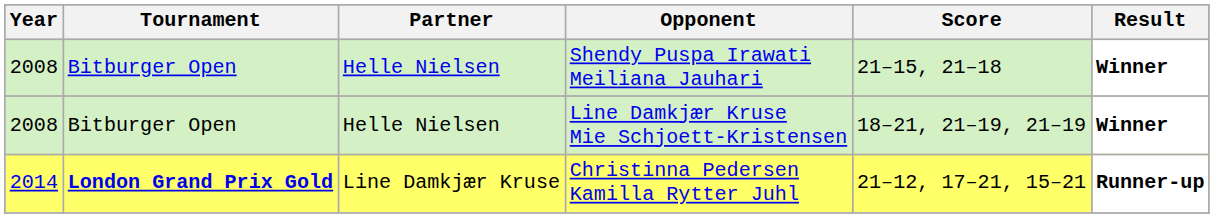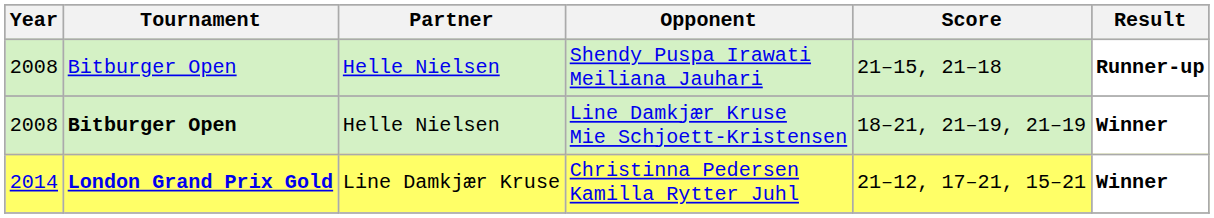(1132, 67) Winner -> (1150, 67) Runner-up
(152, 125) normal -> (152, 125) bold
(1150, 183) Runner-up -> (1132, 183) Winner
